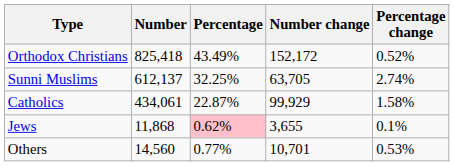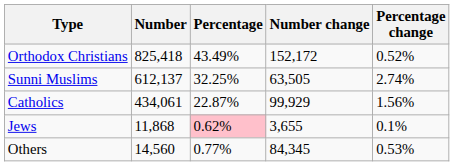(290, 79) 63,705 -> (290, 79) 63,505
(395, 102) 1.58% -> (395, 102) 1.56%
(290, 149) 10,701 -> (290, 149) 84,345
